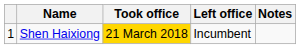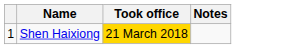- column: (223, 14)
